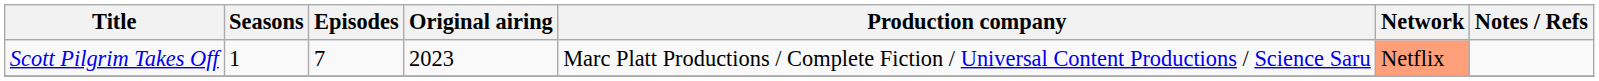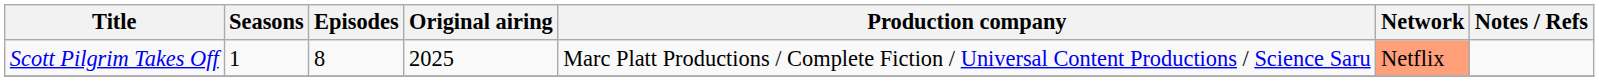(320, 57) 7 -> (320, 57) 8
(431, 57) 2023 -> (431, 57) 2025
